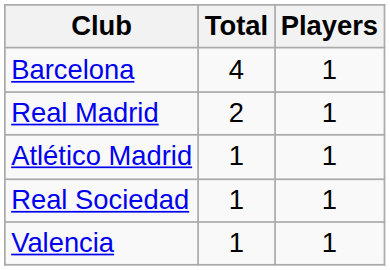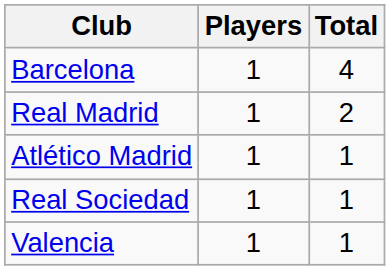columns swapped: (329, 26) <-> (236, 26)
